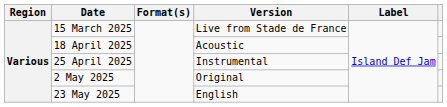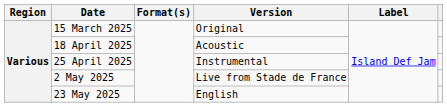(271, 29) Live from Stade de France -> (220, 29) Original
(220, 78) Original -> (271, 78) Live from Stade de France
